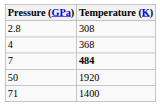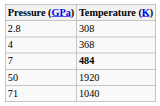(89, 93) 1400 -> (89, 93) 1040
